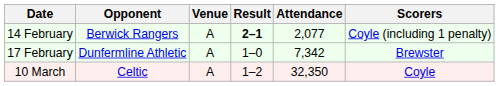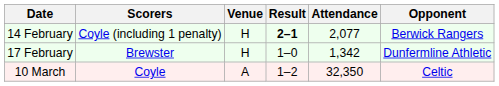columns swapped: (132, 14) <-> (420, 14)
(210, 33) A -> (245, 33) H
(210, 53) A -> (245, 53) H
(309, 53) 7,342 -> (345, 53) 1,342
